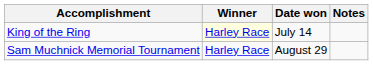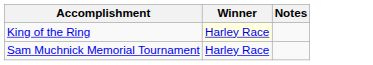- column: (301, 13)
